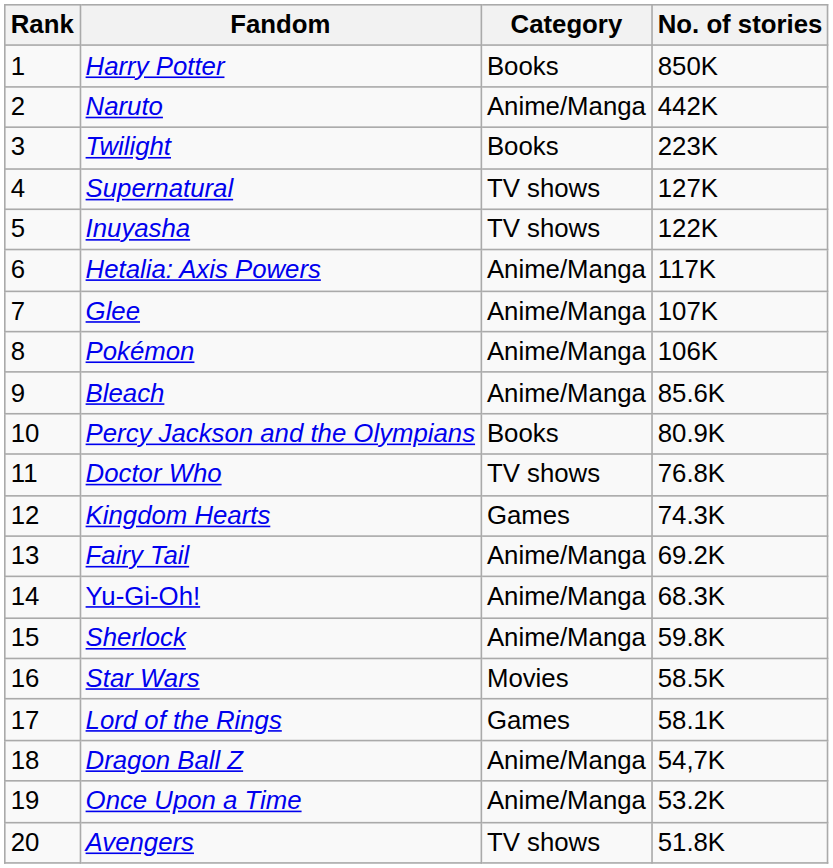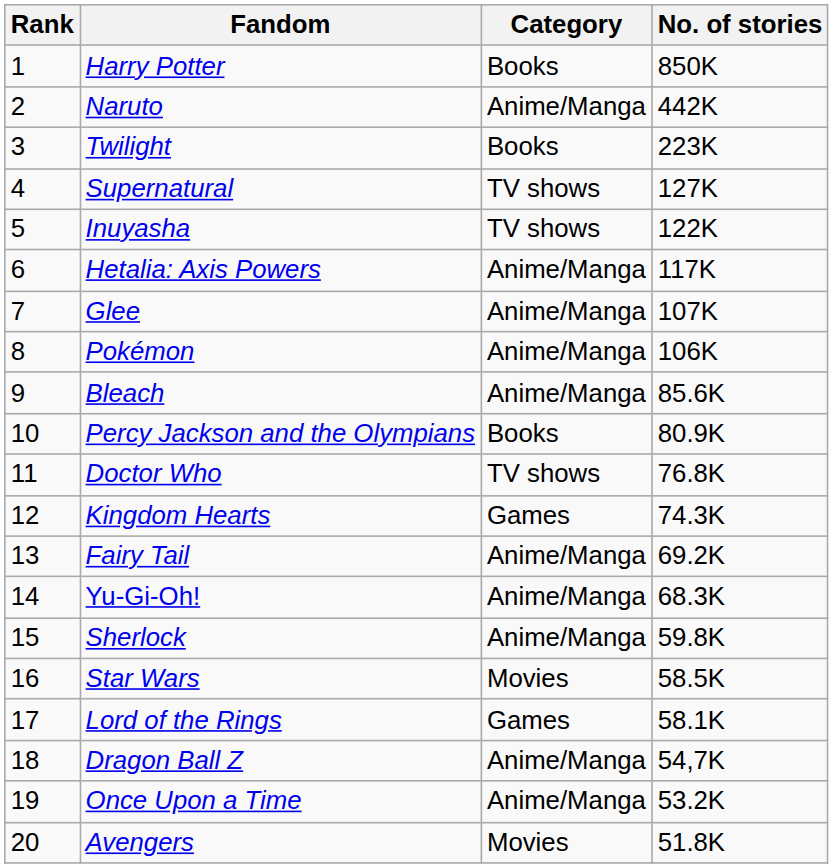(543, 842) TV shows -> (528, 842) Movies
